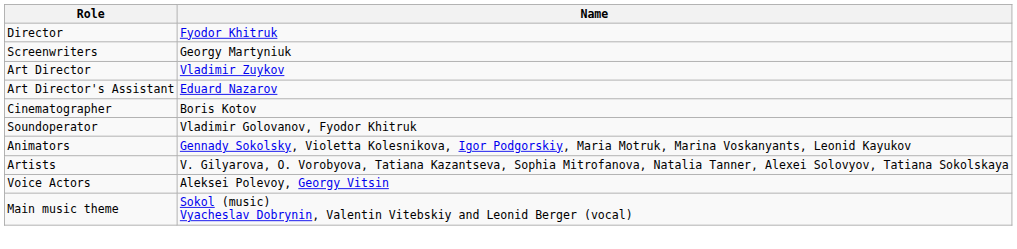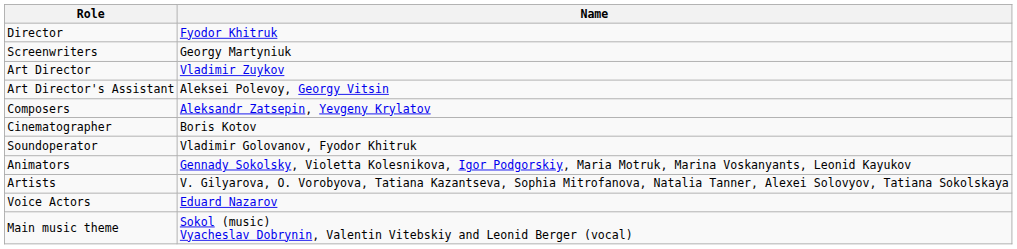(229, 89) Eduard Nazarov -> (284, 89) Aleksei Polevoy, Georgy Vitsin
+ row: (39, 108)
(284, 184) Aleksei Polevoy, Georgy Vitsin -> (229, 202) Eduard Nazarov
